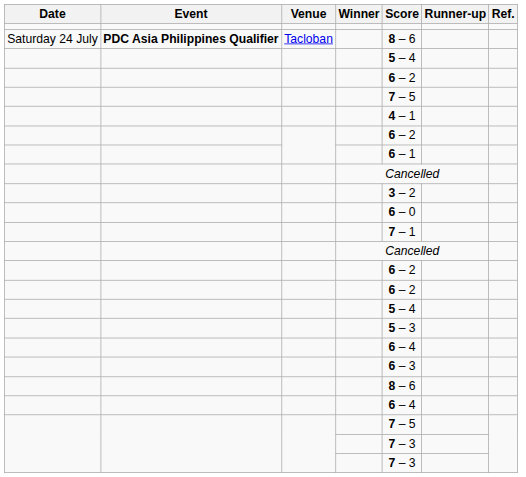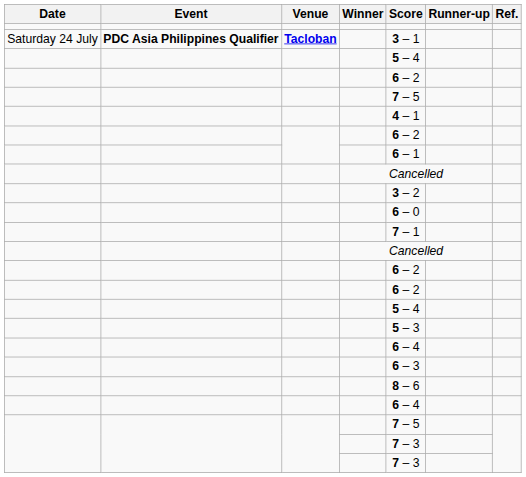(309, 39) normal -> (310, 39) bold
(402, 39) 8 – 6 -> (406, 39) 3 – 1
